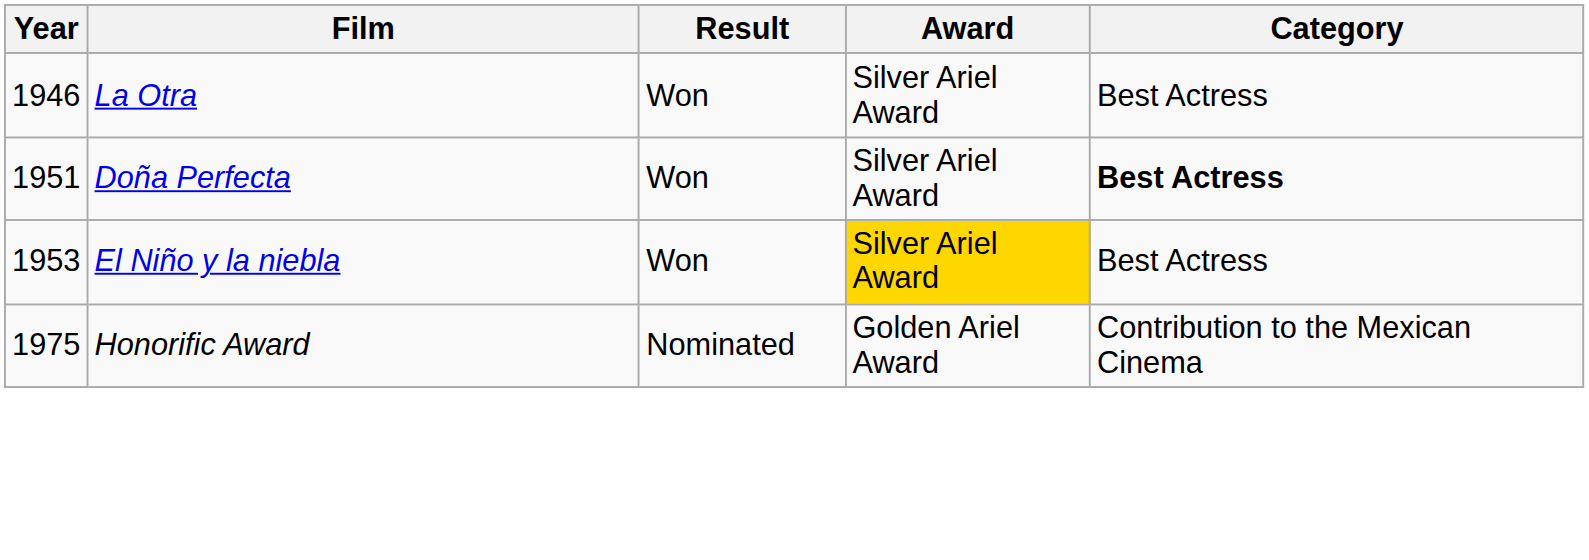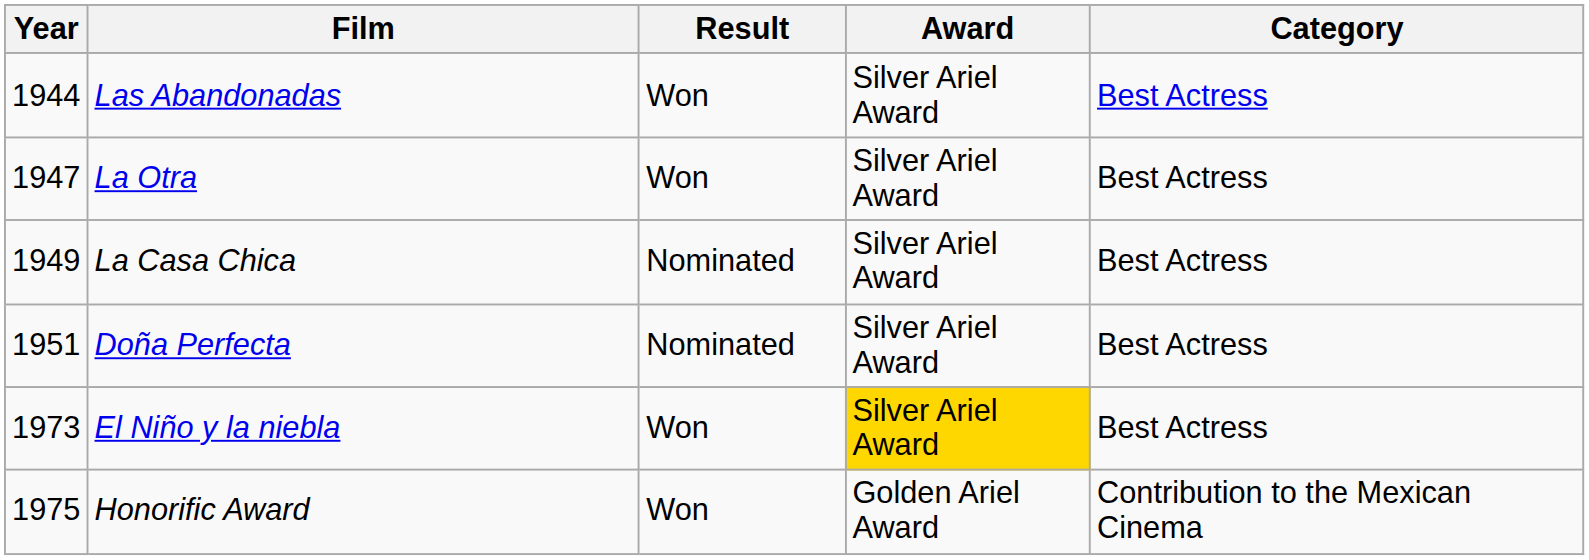+ row: (218, 94)
(46, 94) 1946 -> (46, 178) 1947
+ row: (195, 261)
(678, 178) Won -> (721, 344) Nominated
(1190, 178) bold -> (1182, 344) normal
(46, 261) 1953 -> (46, 427) 1973
(721, 344) Nominated -> (678, 511) Won
